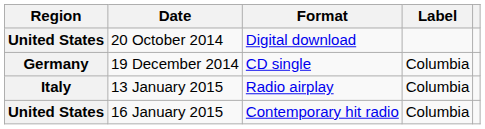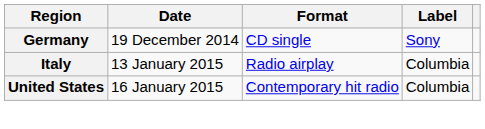- row: (167, 40)
(438, 64) Columbia -> (423, 40) Sony
